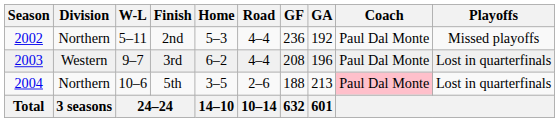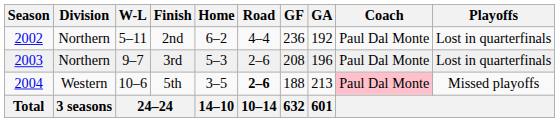(216, 38) 5–3 -> (216, 38) 6–2
(494, 38) Missed playoffs -> (494, 38) Lost in quarterfinals
(84, 60) Western -> (84, 60) Northern
(216, 60) 6–2 -> (216, 60) 5–3
(259, 60) 4–4 -> (259, 60) 2–6
(84, 83) Northern -> (84, 83) Western
(259, 83) normal -> (259, 83) bold
(494, 83) Lost in quarterfinals -> (494, 83) Missed playoffs
